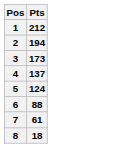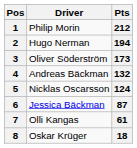+ column: (69, 12)
(37, 74) 137 -> (122, 74) 132
(37, 105) 88 -> (122, 105) 87
